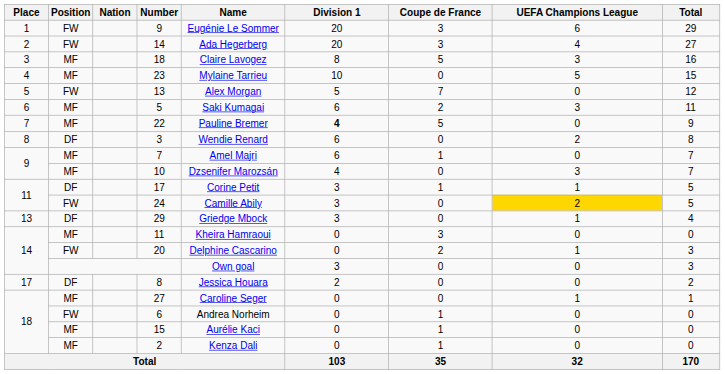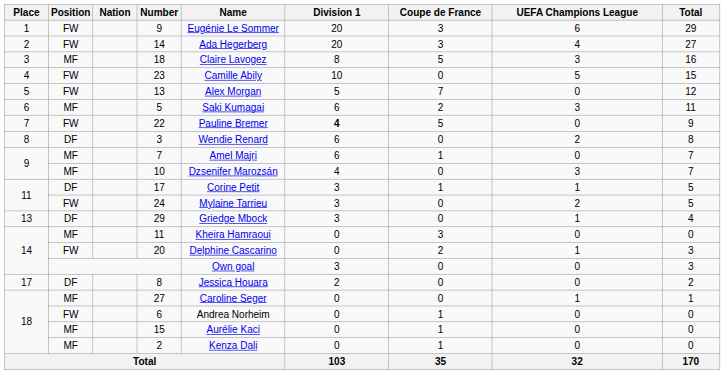(71, 76) MF -> (71, 76) FW
(233, 76) Mylaine Tarrieu -> (233, 76) Camille Abily
(71, 124) MF -> (71, 124) FW
(233, 203) Camille Abily -> (233, 203) Mylaine Tarrieu
(577, 203) gold background -> (577, 203) no background
